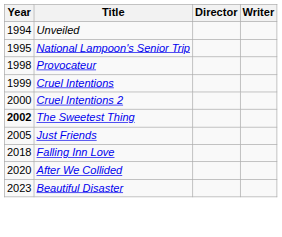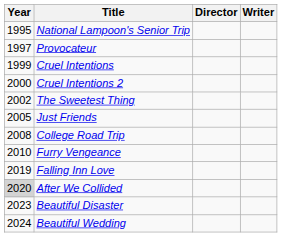- row: (58, 30)
(19, 65) 1998 -> (19, 48) 1997
(19, 118) bold -> (19, 100) normal
+ row: (81, 135)
+ row: (79, 153)
(19, 153) 2018 -> (19, 170) 2019
(19, 170) no background -> (19, 188) lightgrey background
+ row: (81, 223)
